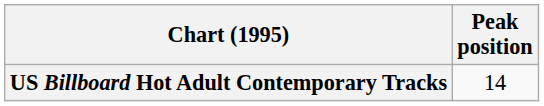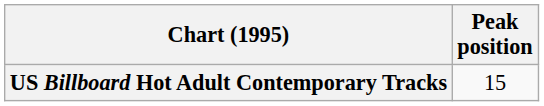(495, 82) 14 -> (495, 82) 15
